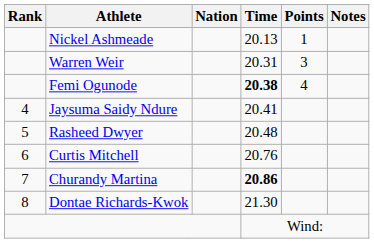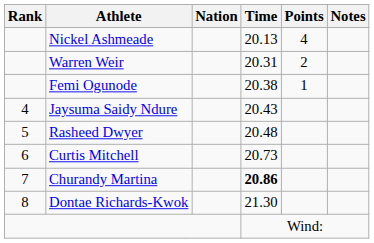(304, 39) 1 -> (304, 39) 4
(304, 62) 3 -> (304, 62) 2
(261, 86) bold -> (261, 86) normal
(304, 86) 4 -> (304, 86) 1
(261, 109) 20.41 -> (261, 109) 20.43
(261, 156) 20.76 -> (261, 156) 20.73
